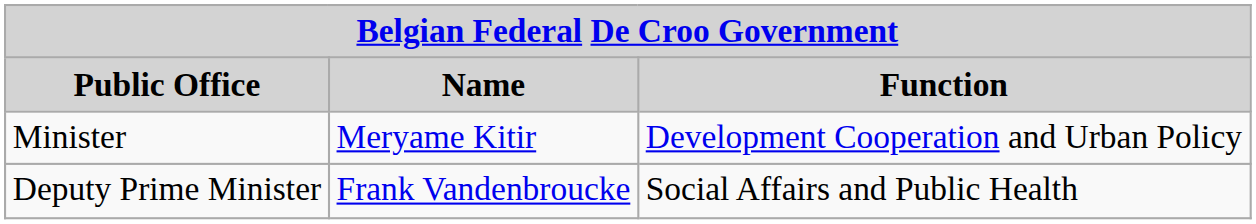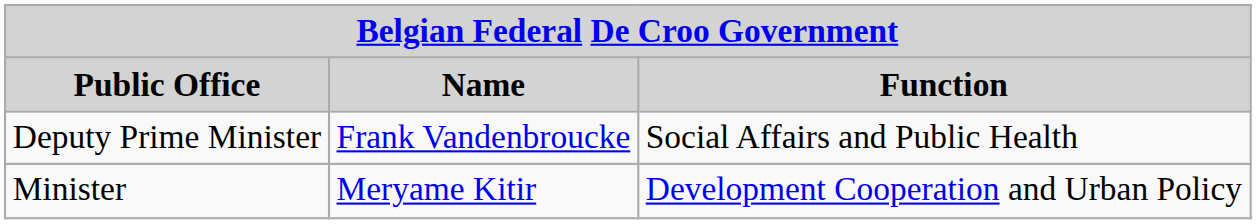rows swapped: (167, 190) <-> (69, 137)
